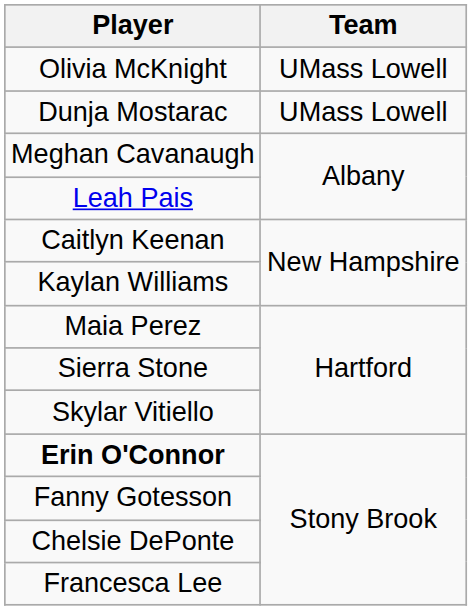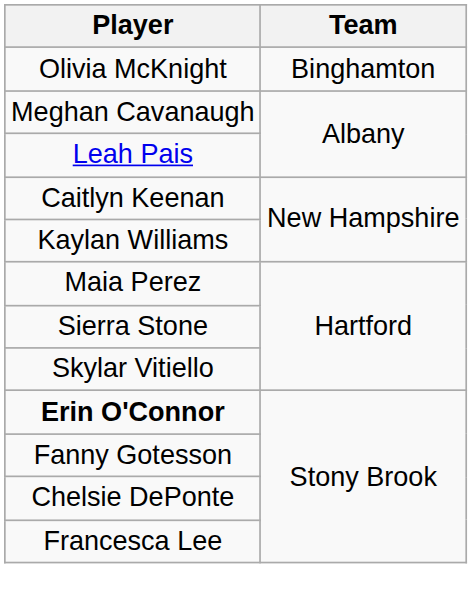(363, 68) UMass Lowell -> (363, 68) Binghamton
- row: (133, 111)
